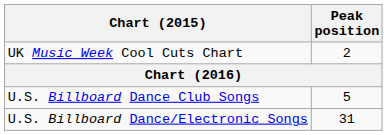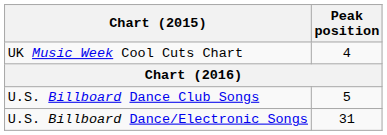(347, 53) 2 -> (347, 53) 4
